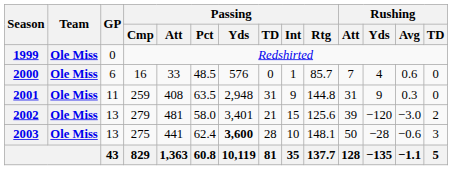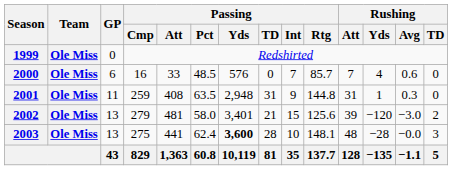(293, 74) 1 -> (293, 74) 7
(379, 94) 9 -> (379, 94) 1
(351, 134) 50 -> (351, 134) 48
(410, 134) −0.6 -> (410, 134) −0.0
